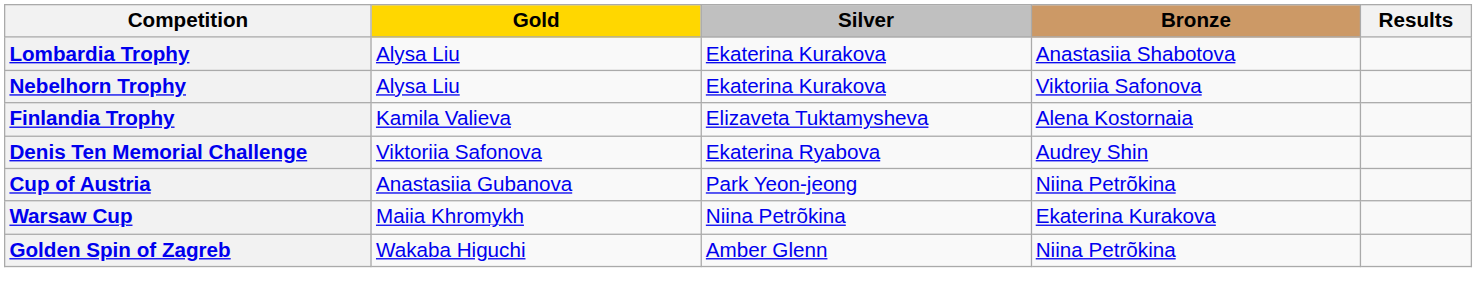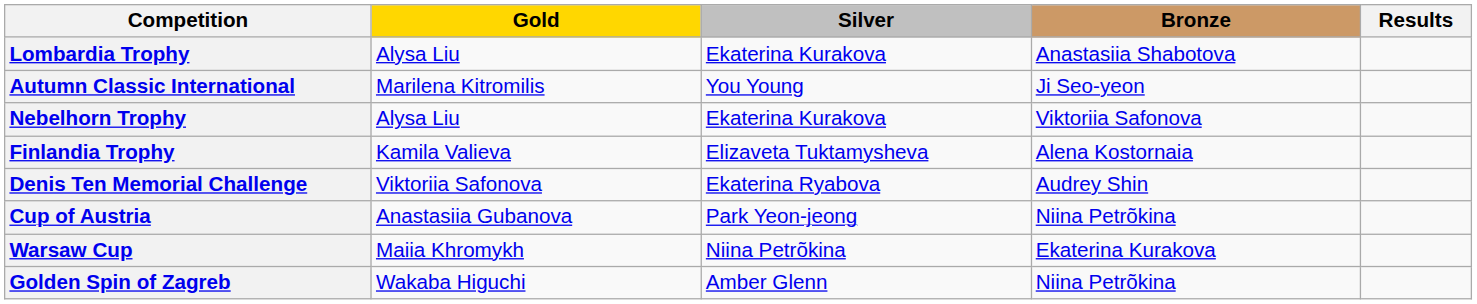+ row: (152, 86)
